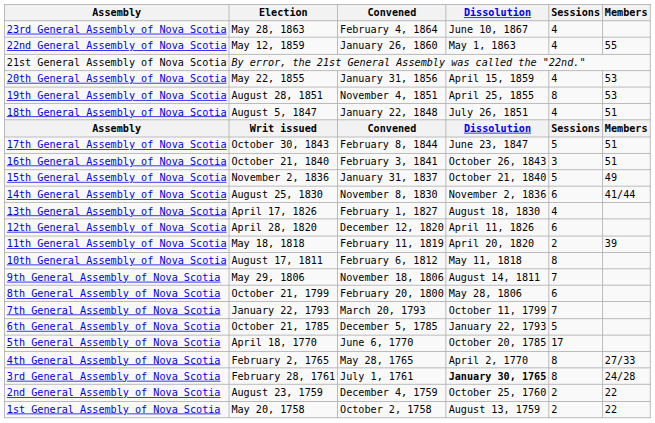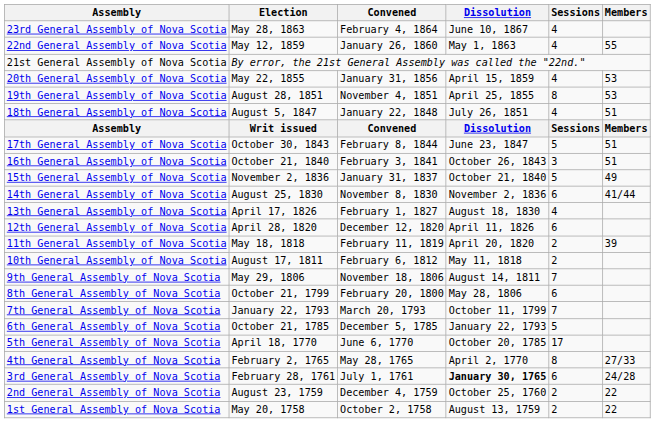(554, 261) 8 -> (554, 261) 2
(554, 376) 8 -> (554, 376) 6
